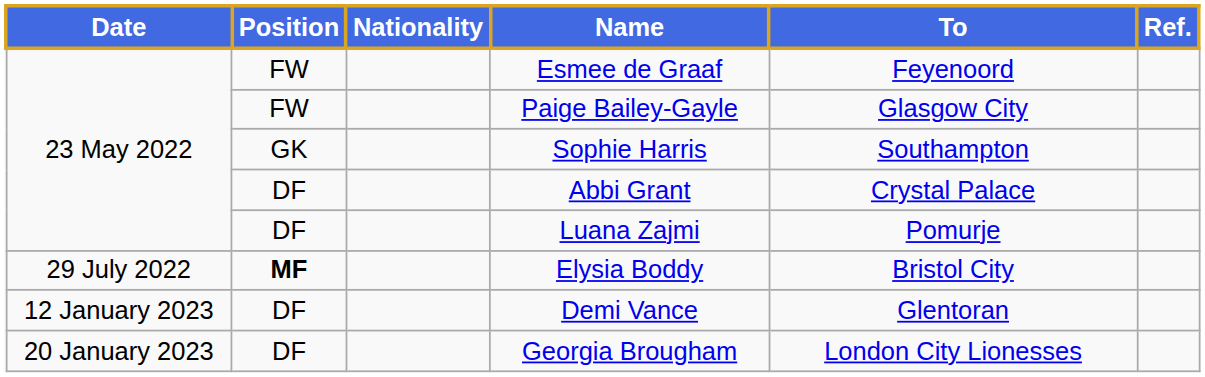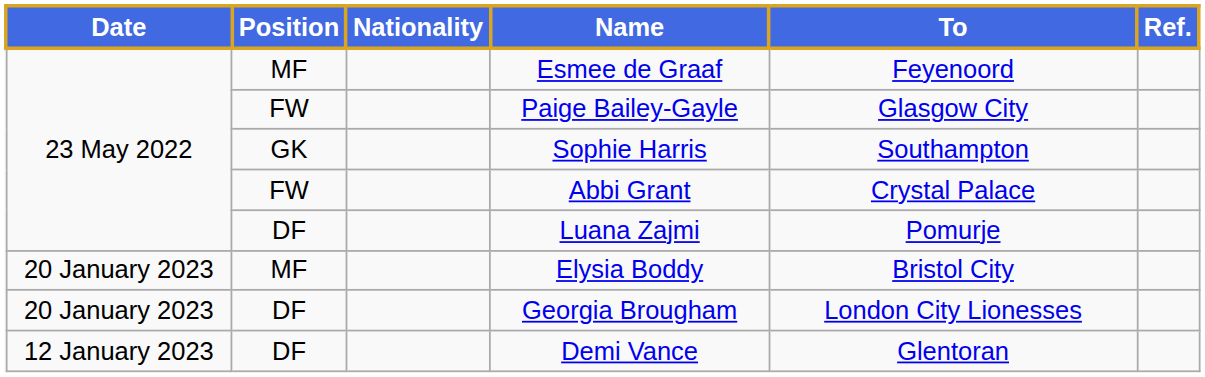(289, 69) FW -> (289, 69) MF
(289, 190) DF -> (289, 190) FW
(119, 271) 29 July 2022 -> (119, 271) 20 January 2023
(289, 271) bold -> (289, 271) normal
rows swapped: (630, 311) <-> (630, 351)
